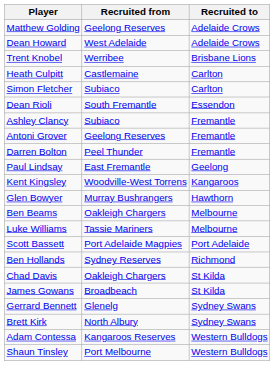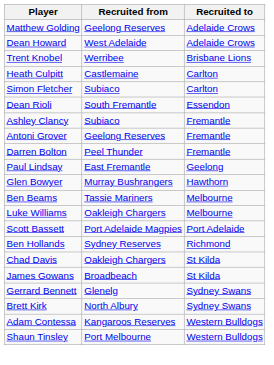- row: (36, 182)
(125, 213) Oakleigh Chargers -> (118, 197) Tassie Mariners
(118, 228) Tassie Mariners -> (125, 213) Oakleigh Chargers
